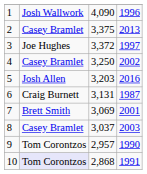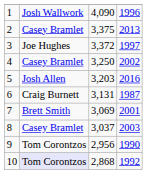(103, 144) 2,957 -> (103, 144) 2,956
(130, 161) 1991 -> (130, 161) 1992
